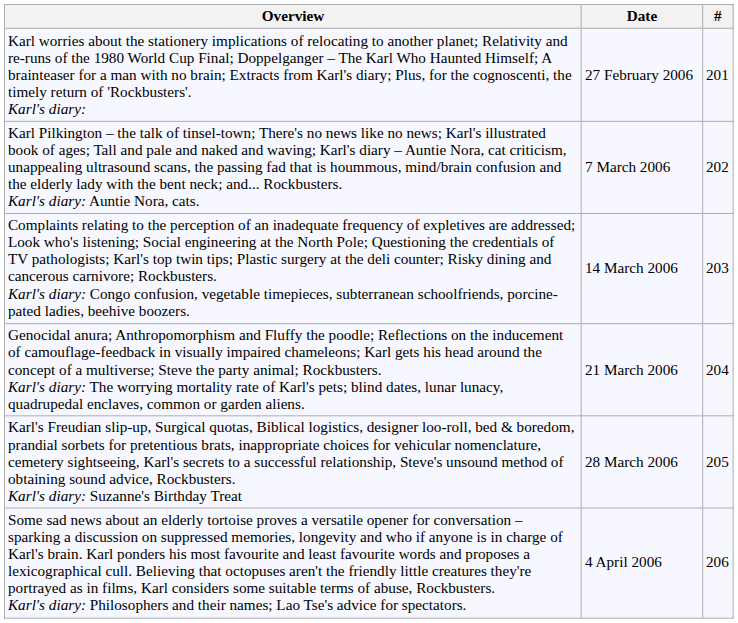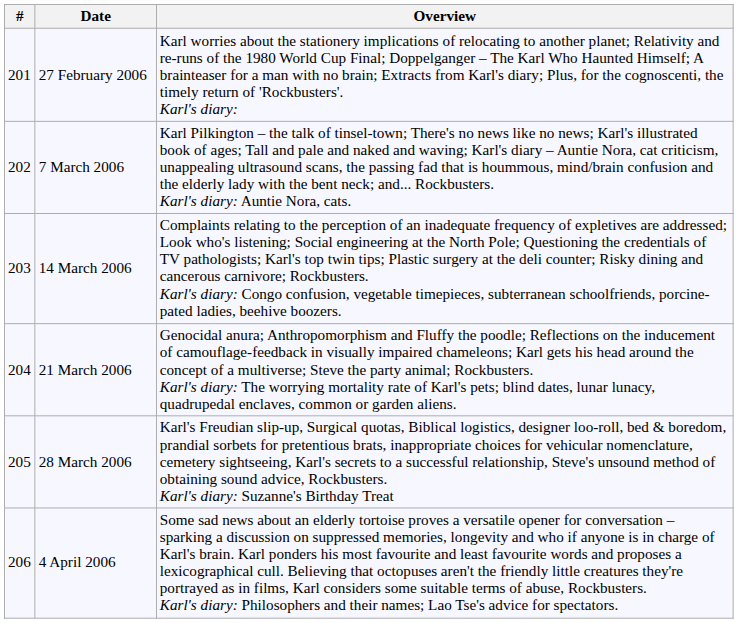columns swapped: (718, 16) <-> (293, 16)
